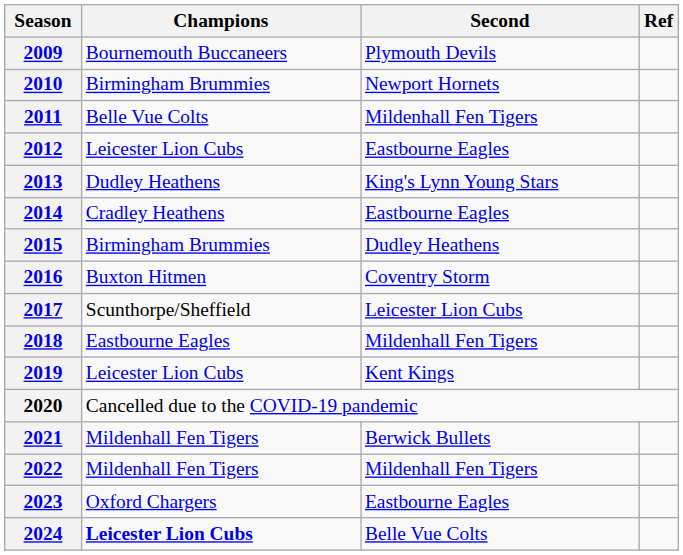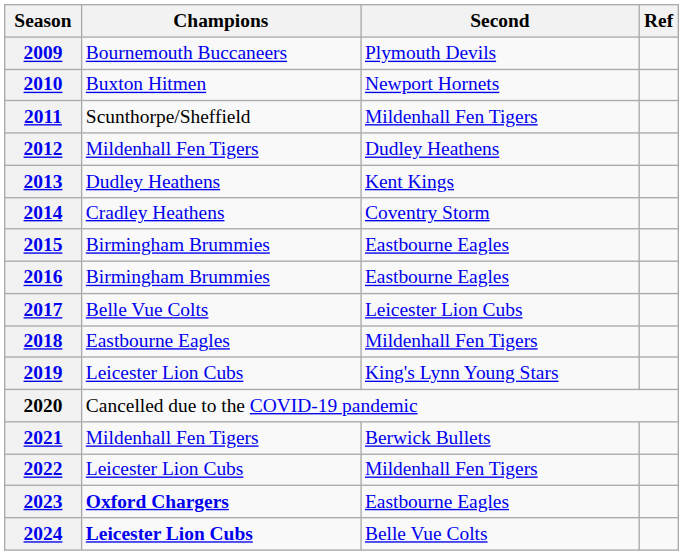(178, 85) Birmingham Brummies -> (146, 85) Buxton Hitmen
(147, 117) Belle Vue Colts -> (168, 117) Scunthorpe/Sheffield
(165, 149) Leicester Lion Cubs -> (172, 149) Mildenhall Fen Tigers
(437, 149) Eastbourne Eagles -> (432, 149) Dudley Heathens
(462, 181) King's Lynn Young Stars -> (409, 181) Kent Kings
(437, 213) Eastbourne Eagles -> (427, 213) Coventry Storm
(432, 245) Dudley Heathens -> (437, 245) Eastbourne Eagles
(146, 277) Buxton Hitmen -> (178, 277) Birmingham Brummies
(427, 277) Coventry Storm -> (437, 277) Eastbourne Eagles
(168, 309) Scunthorpe/Sheffield -> (147, 309) Belle Vue Colts
(409, 373) Kent Kings -> (462, 373) King's Lynn Young Stars
(172, 469) Mildenhall Fen Tigers -> (165, 469) Leicester Lion Cubs
(151, 501) normal -> (157, 501) bold
